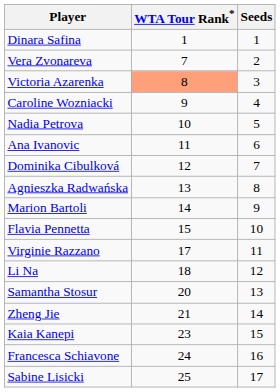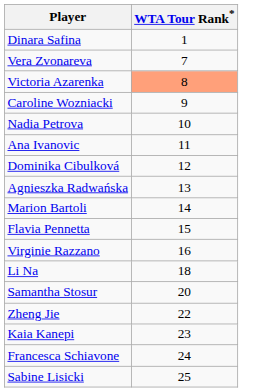- column: (256, 16)
(184, 250) 17 -> (184, 250) 16
(184, 313) 21 -> (184, 313) 22
